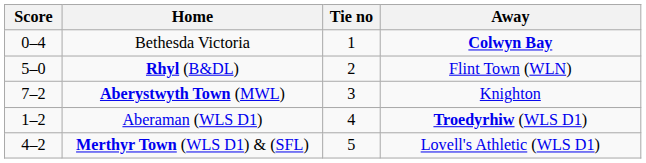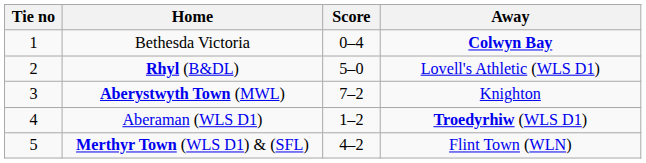columns swapped: (351, 17) <-> (33, 17)
(510, 68) Flint Town (WLN) -> (510, 68) Lovell's Athletic (WLS D1)
(510, 145) Lovell's Athletic (WLS D1) -> (510, 145) Flint Town (WLN)
